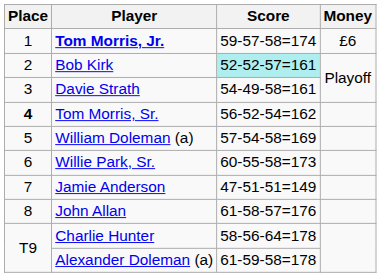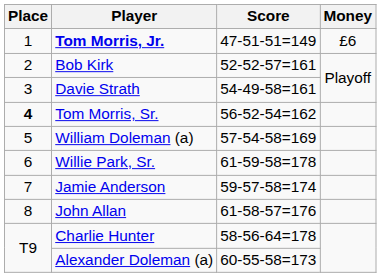(268, 41) 59-57-58=174 -> (268, 41) 47-51-51=149
(268, 65) paleturquoise background -> (268, 65) no background
(268, 162) 60-55-58=173 -> (268, 162) 61-59-58=178
(268, 187) 47-51-51=149 -> (268, 187) 59-57-58=174
(268, 260) 61-59-58=178 -> (268, 260) 60-55-58=173
